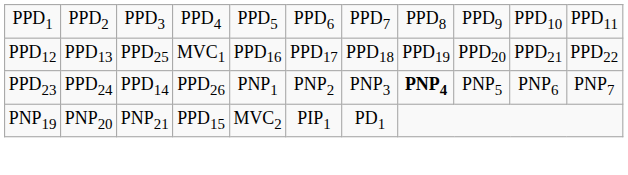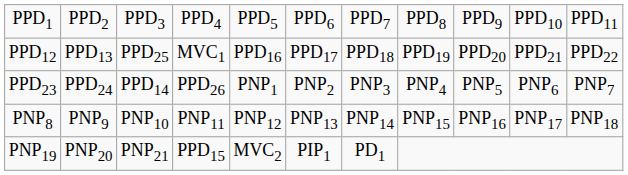(426, 87) bold -> (426, 87) normal
+ row: (33, 120)
